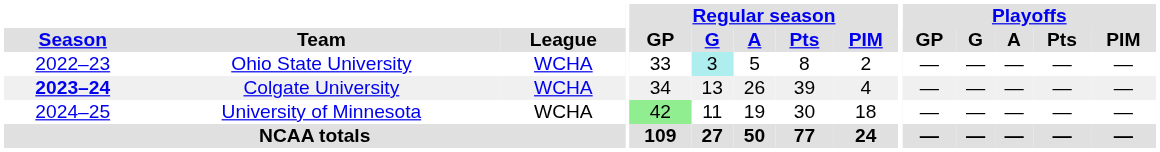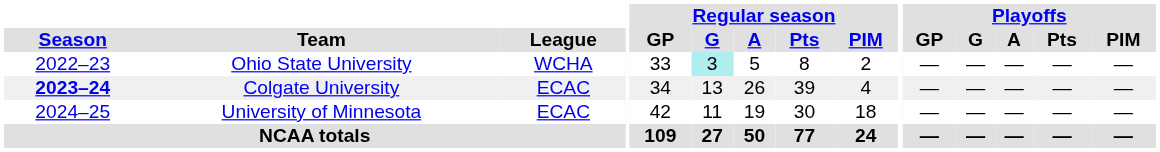(563, 87) WCHA -> (563, 87) ECAC
(563, 111) WCHA -> (563, 111) ECAC
(660, 111) lightgreen background -> (660, 111) no background
